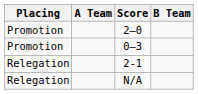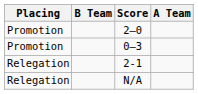columns swapped: (93, 13) <-> (172, 13)
